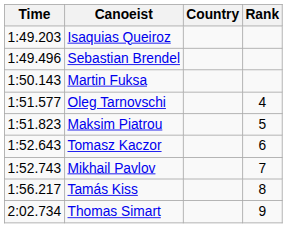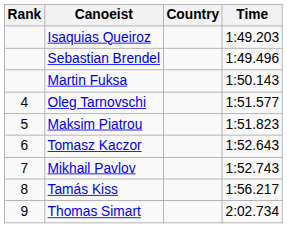columns swapped: (262, 15) <-> (34, 15)
